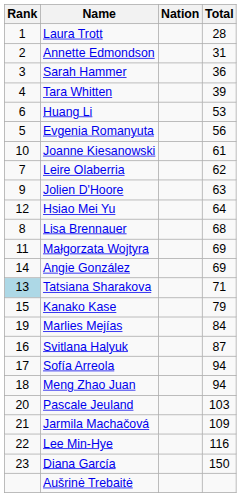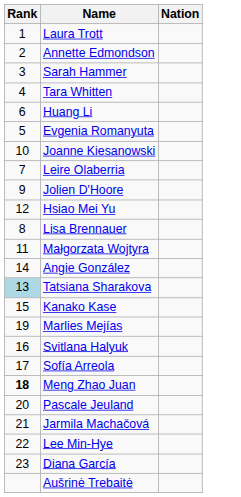- column: (219, 14)
(22, 385) normal -> (22, 385) bold
